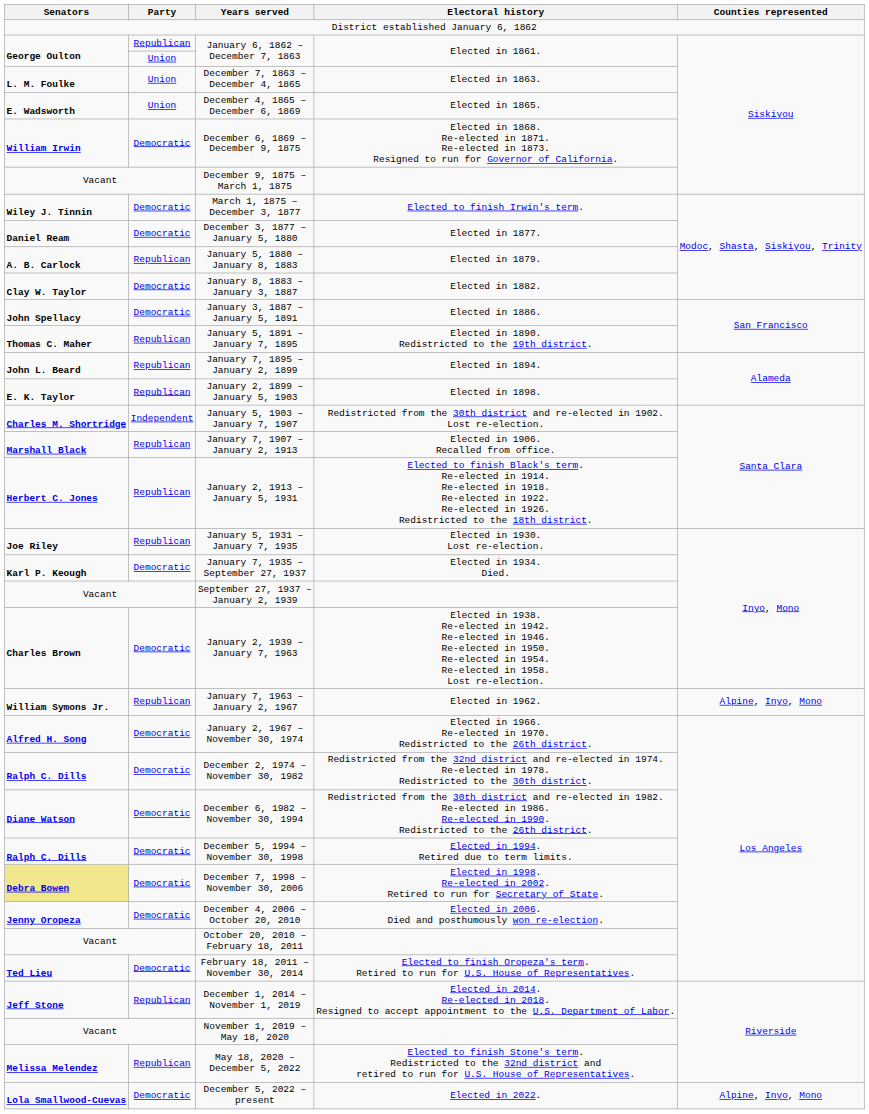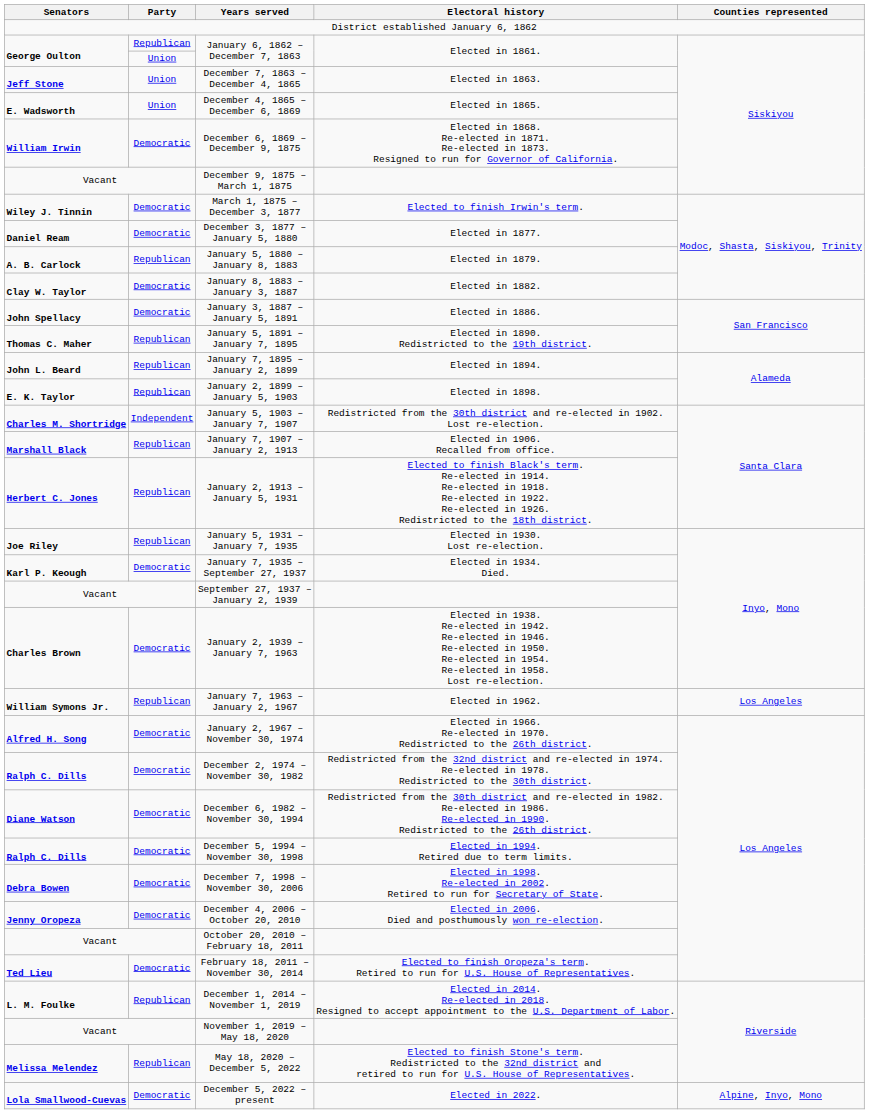(41, 85) L. M. Foulke -> (35, 85) Jeff Stone
(771, 702) Alpine, Inyo, Mono -> (771, 702) Los Angeles
(38, 889) khaki background -> (38, 889) no background
(35, 1005) Jeff Stone -> (41, 1005) L. M. Foulke
